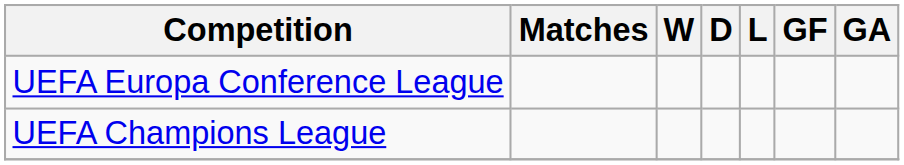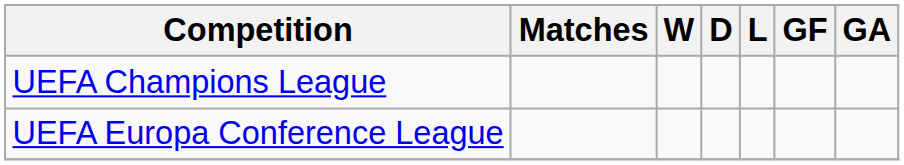rows swapped: (199, 133) <-> (258, 81)
